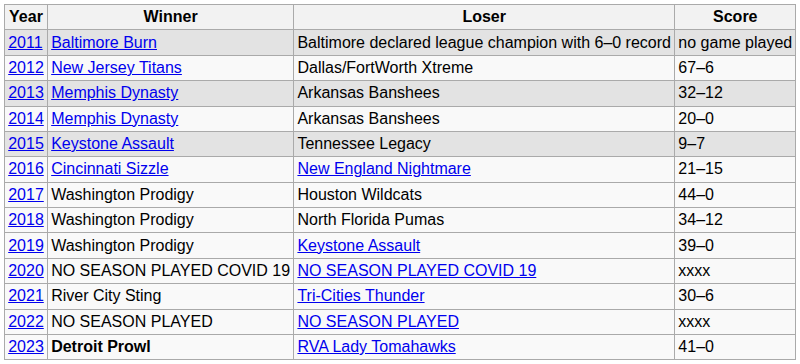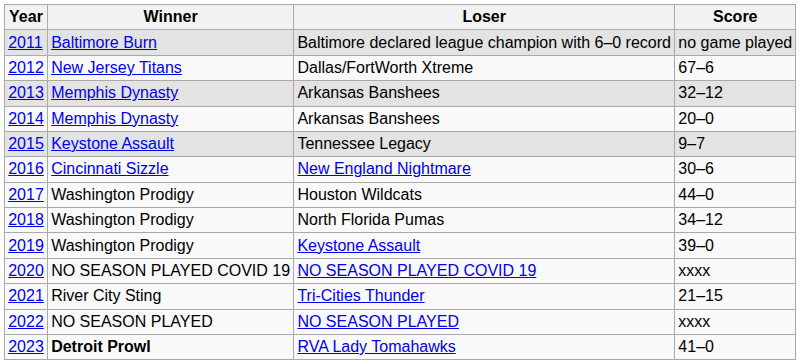(701, 169) 21–15 -> (696, 169) 30–6
(696, 296) 30–6 -> (701, 296) 21–15
